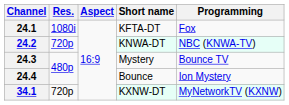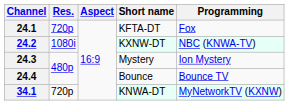(63, 28) 1080i -> (62, 28) 720p
(62, 44) 720p -> (63, 44) 1080i
(142, 44) KNWA-DT -> (142, 44) KXNW-DT
(204, 60) Bounce TV -> (205, 60) Ion Mystery
(205, 76) Ion Mystery -> (204, 76) Bounce TV
(142, 92) KXNW-DT -> (142, 92) KNWA-DT
